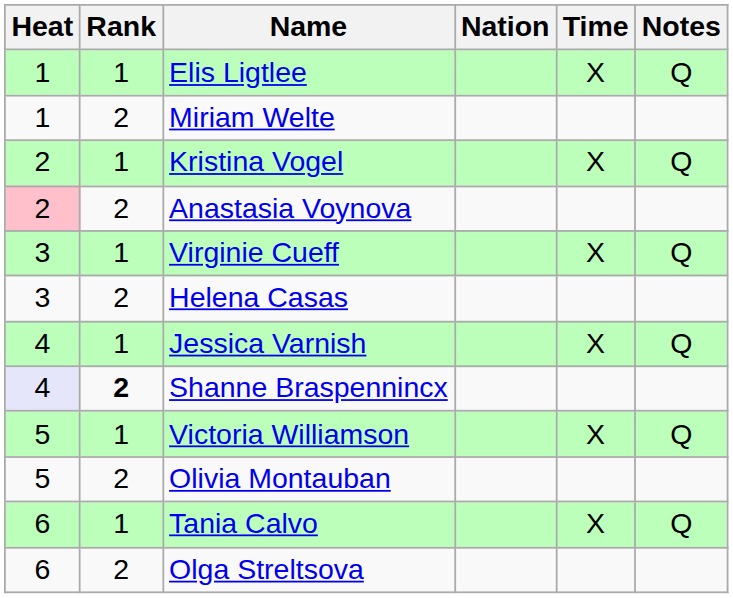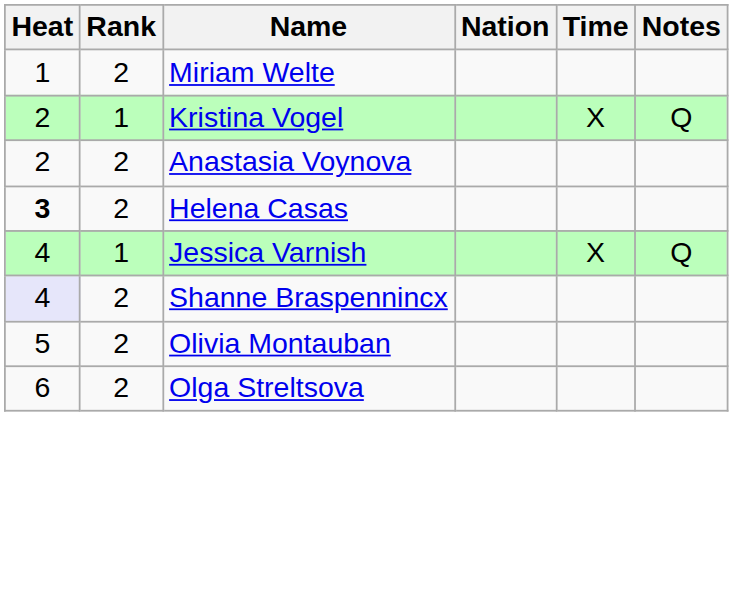- row: (238, 72)
(42, 207) pink background -> (42, 162) no background
- row: (254, 252)
(42, 298) normal -> (42, 207) bold
(121, 388) bold -> (121, 298) normal
- row: (289, 433)
- row: (244, 523)
